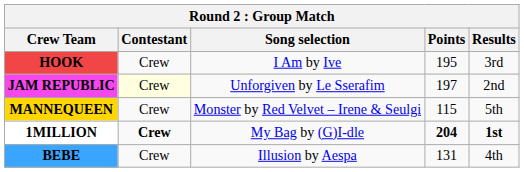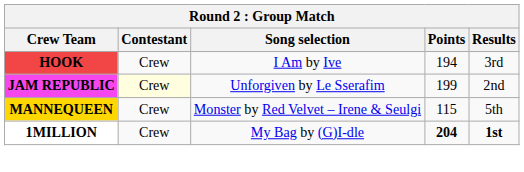(447, 63) 195 -> (447, 63) 194
(447, 86) 197 -> (447, 86) 199
(154, 132) bold -> (154, 132) normal
- row: (61, 156)
